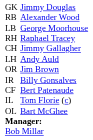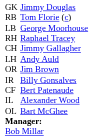(50, 17) Alexander Wood -> (46, 17) Tom Florie (c)
(46, 100) Tom Florie (c) -> (50, 100) Alexander Wood
